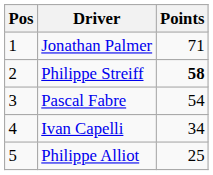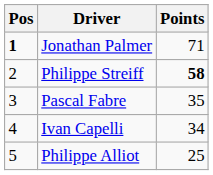(13, 46) normal -> (13, 46) bold
(196, 101) 54 -> (196, 101) 35
